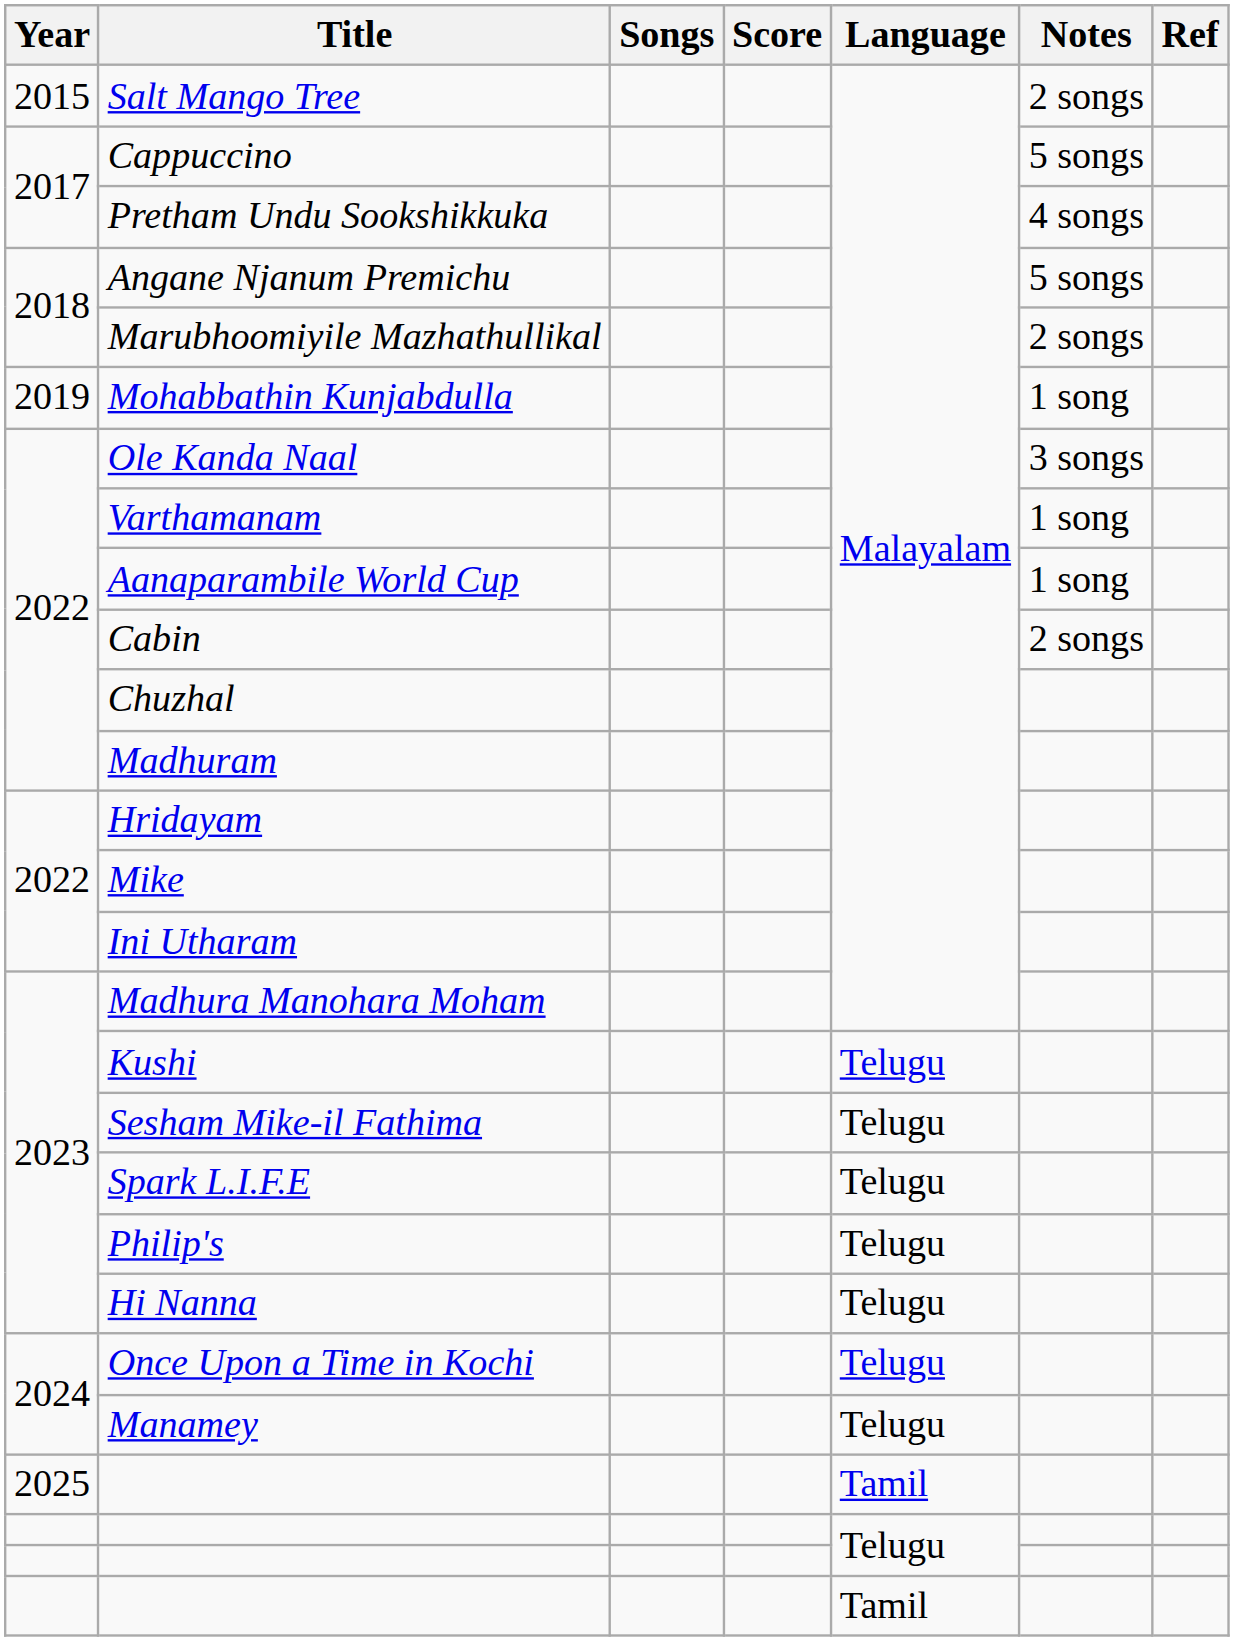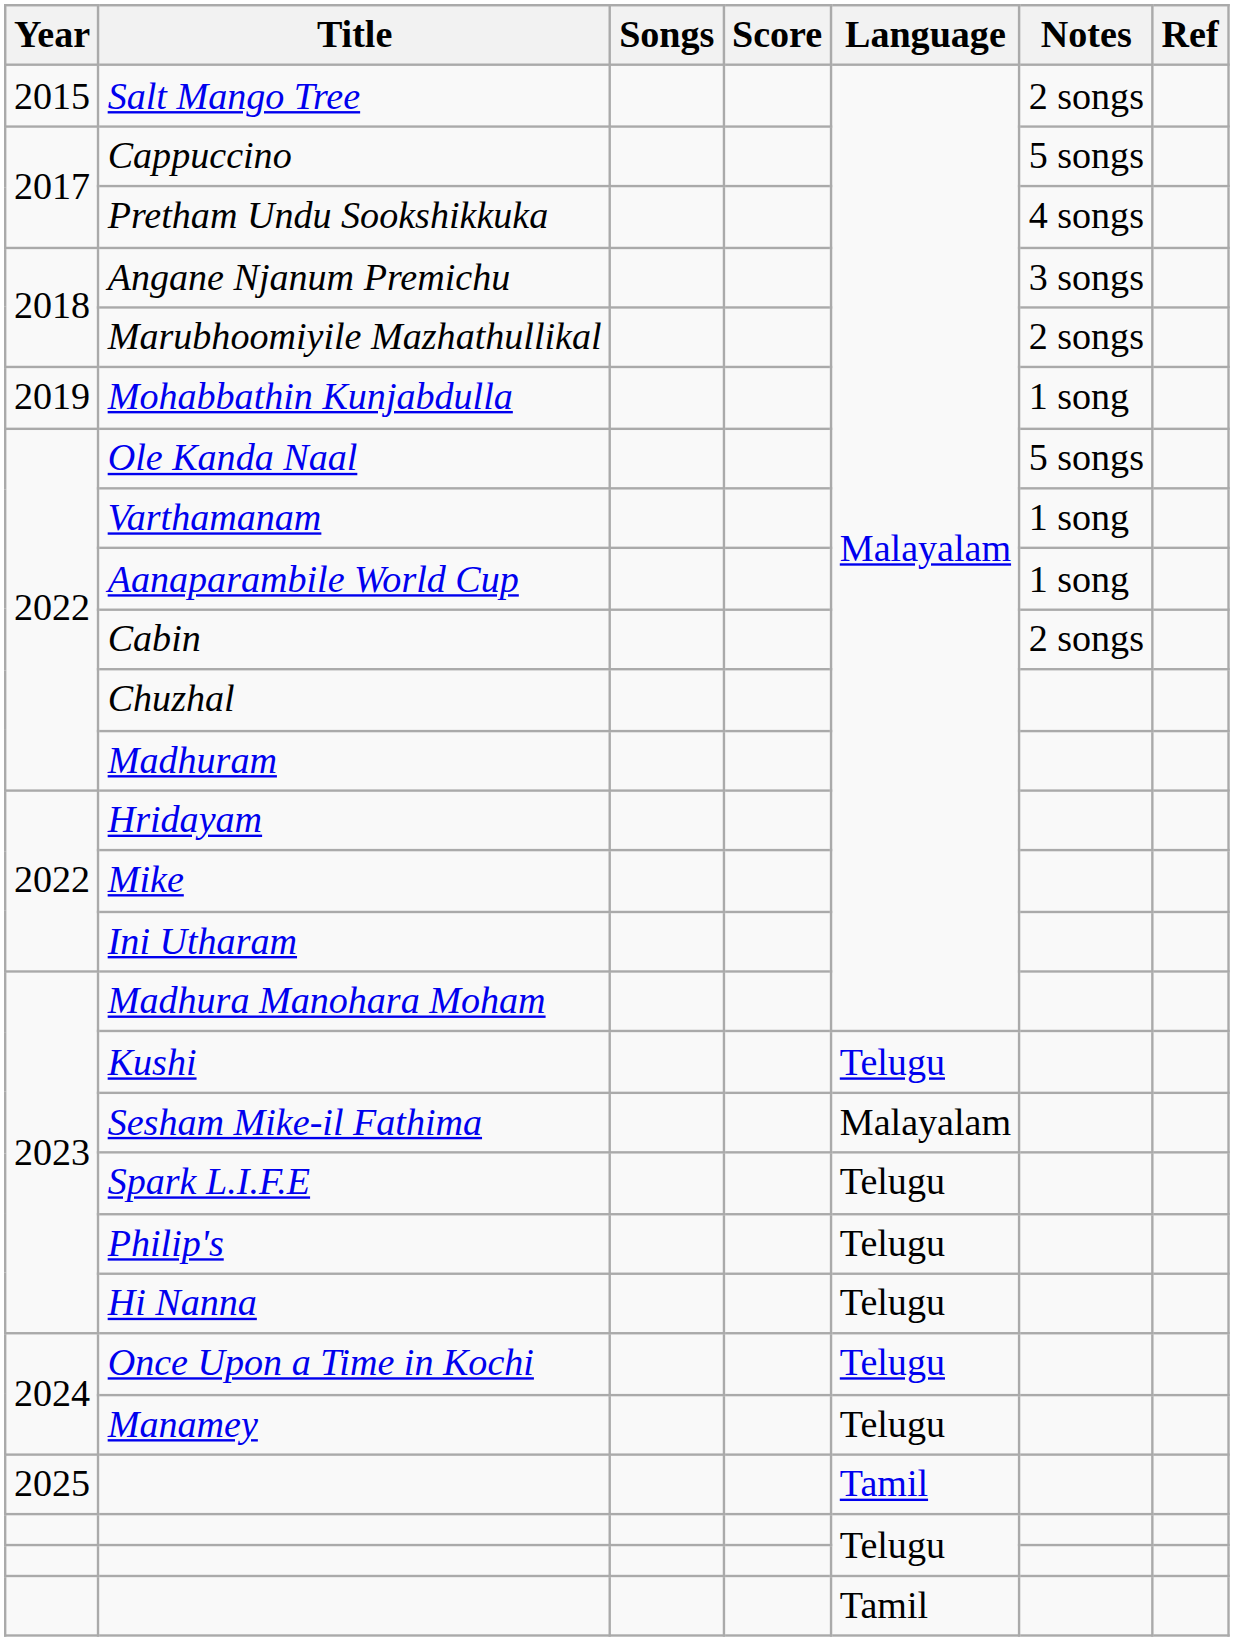(1086, 276) 5 songs -> (1086, 276) 3 songs
(1086, 457) 3 songs -> (1086, 457) 5 songs
(892, 1121) Telugu -> (925, 1121) Malayalam
